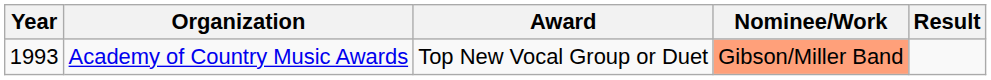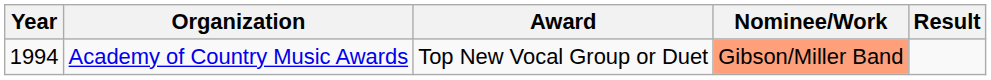(34, 56) 1993 -> (34, 56) 1994
